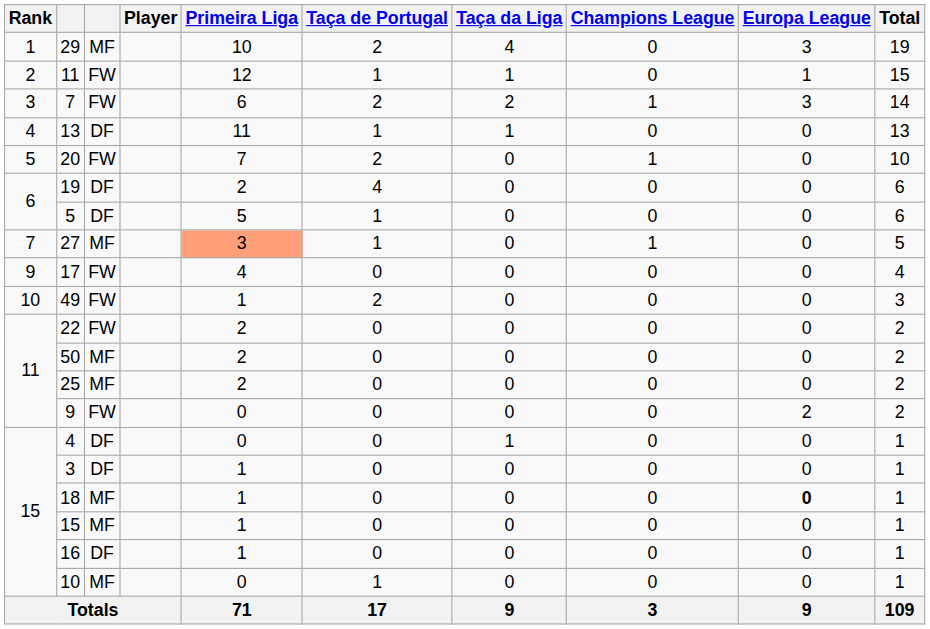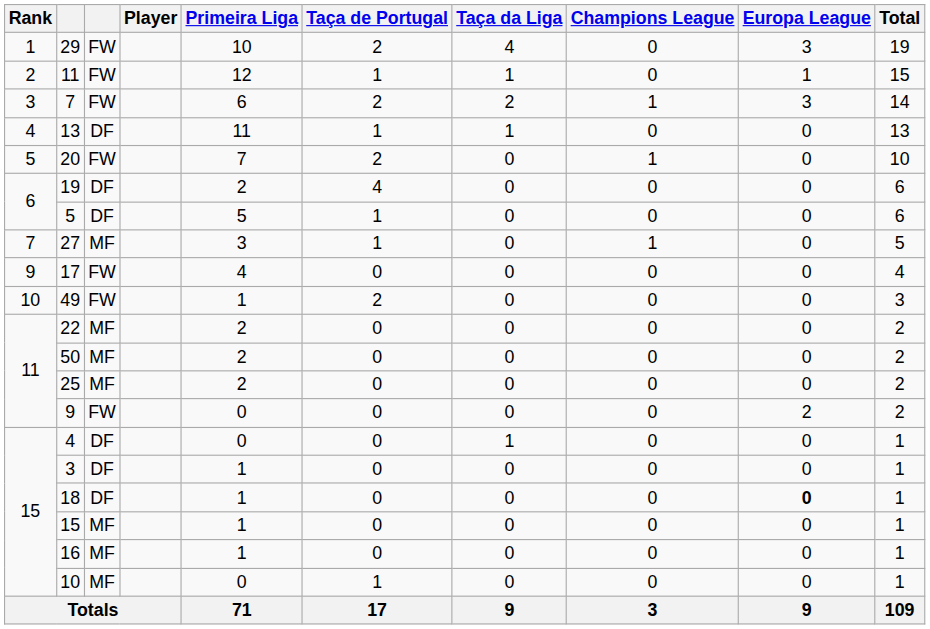(102, 46) MF -> (102, 46) FW
(242, 243) lightsalmon background -> (242, 243) no background
(102, 328) FW -> (102, 328) MF
(102, 497) MF -> (102, 497) DF
(102, 553) DF -> (102, 553) MF
